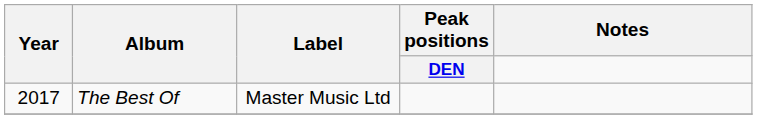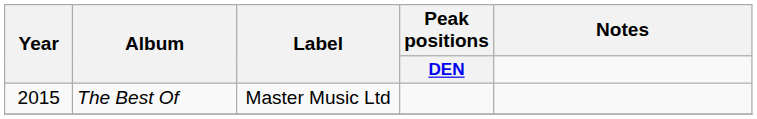(39, 98) 2017 -> (39, 98) 2015
